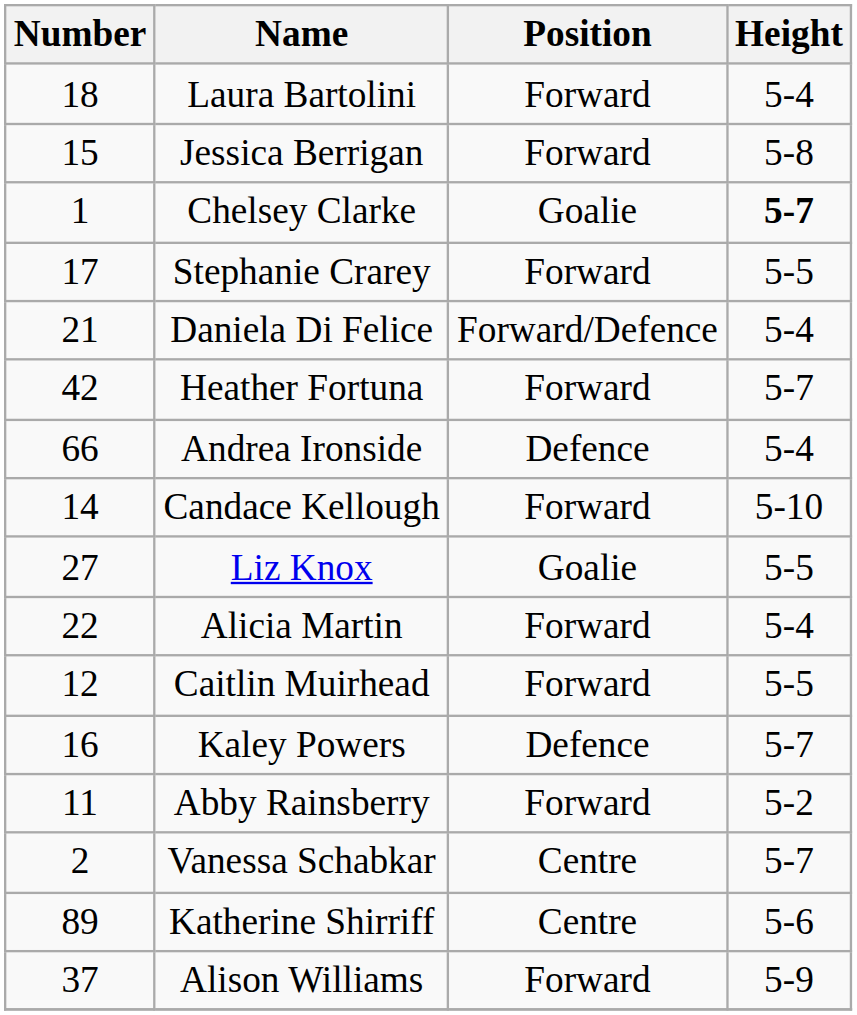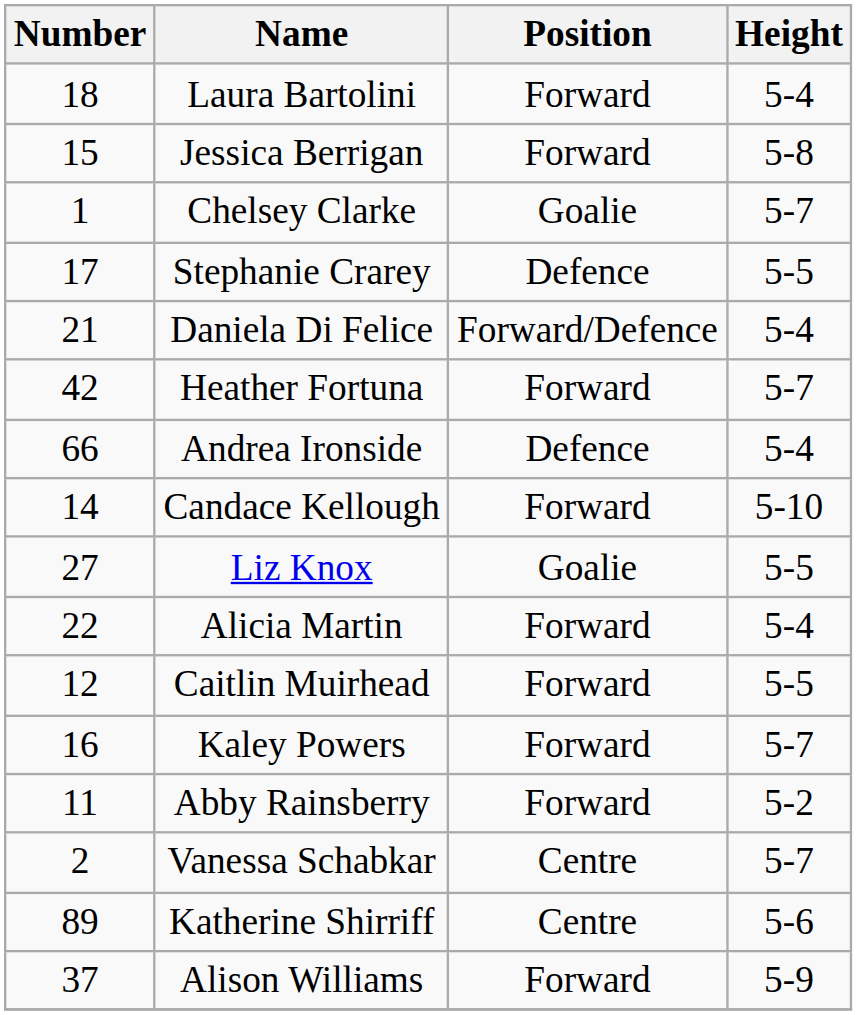(789, 211) bold -> (789, 211) normal
(587, 270) Forward -> (588, 270) Defence
(588, 743) Defence -> (587, 743) Forward
